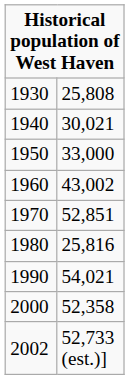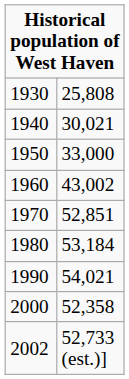(88, 245) 25,816 -> (88, 245) 53,184
